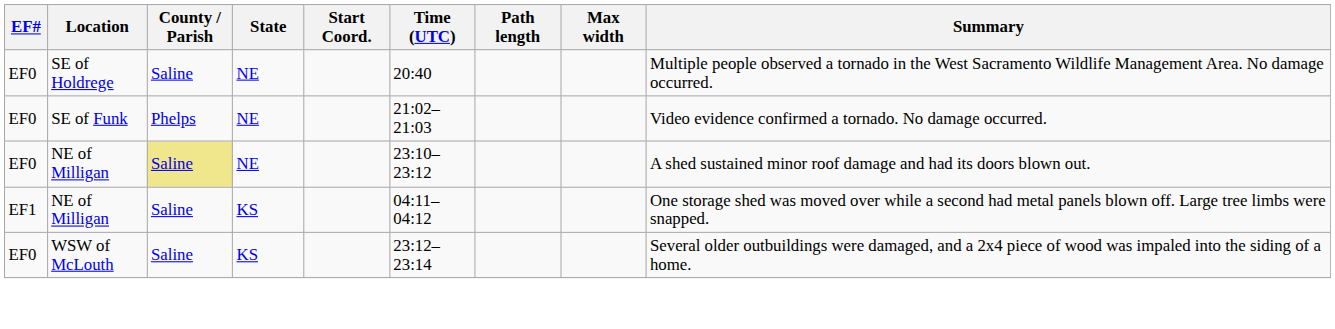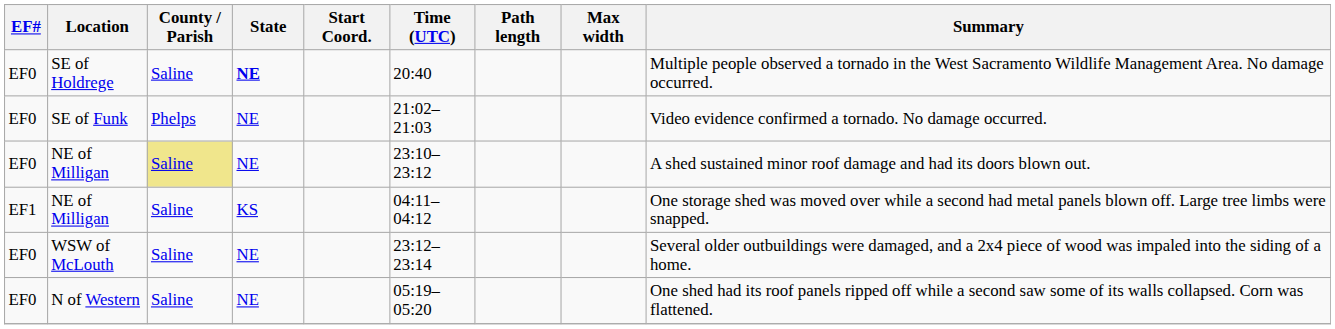(248, 72) normal -> (248, 72) bold
(247, 254) KS -> (248, 254) NE
+ row: (22, 300)
